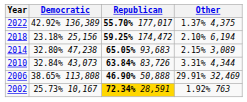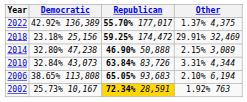(208, 38) 2.10% 6,194 -> (208, 38) 29.91% 32,469
(138, 51) 65.05% 93,683 -> (138, 51) 46.90% 50,888
(138, 77) 46.90% 50,888 -> (138, 77) 65.05% 93,683
(208, 77) 29.91% 32,469 -> (208, 77) 2.10% 6,194
